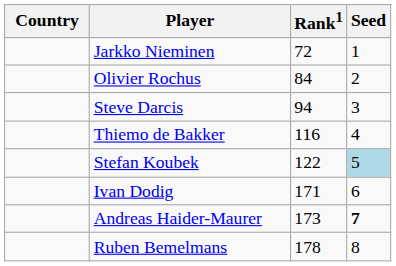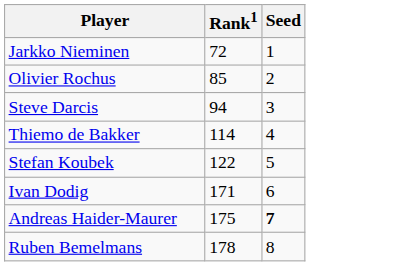- column: (47, 20)
(303, 79) 84 -> (218, 79) 85
(307, 134) 116 -> (222, 134) 114
(355, 162) lightblue background -> (270, 162) no background
(308, 218) 173 -> (222, 218) 175
